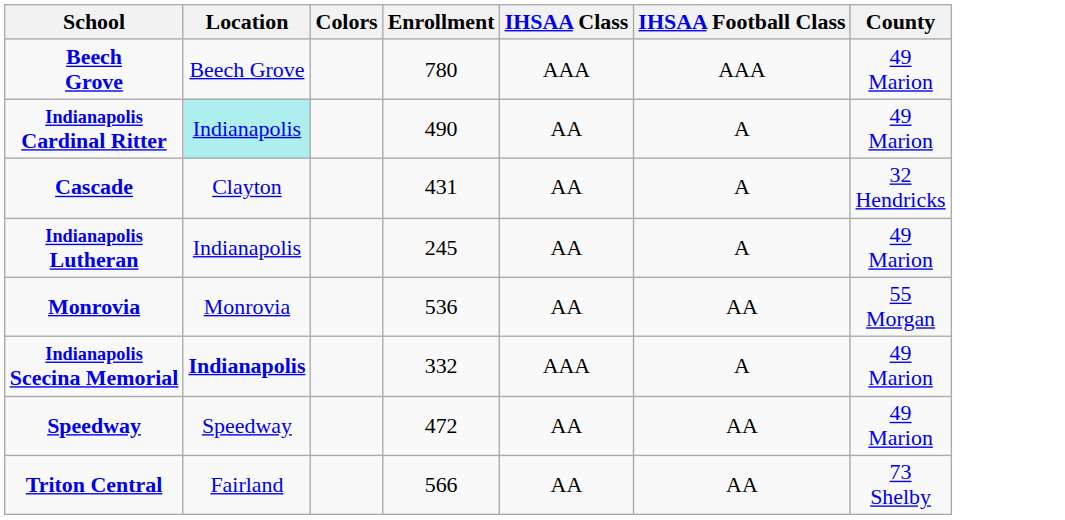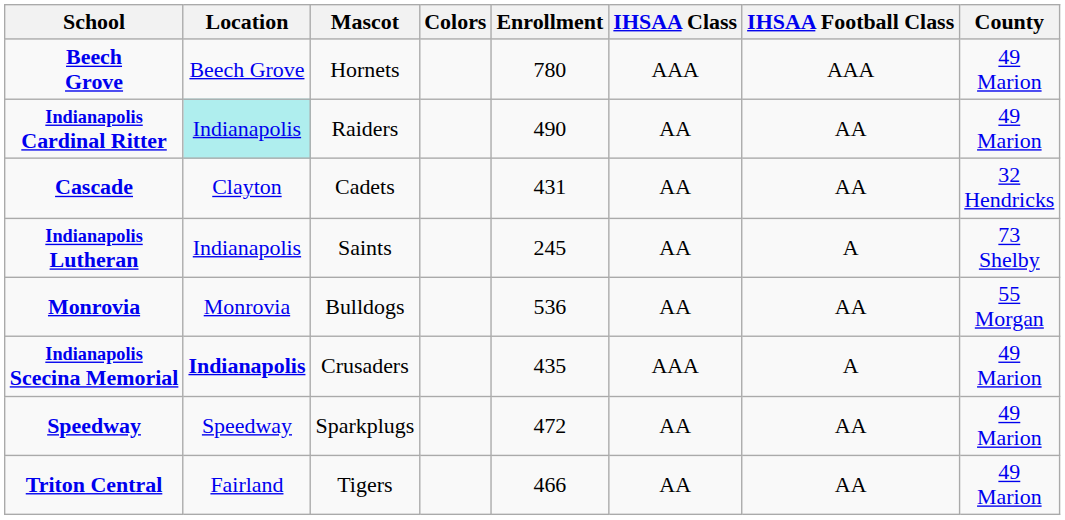+ column: (365, 21)
(742, 128) A -> (851, 128) AA
(742, 187) A -> (851, 187) AA
(901, 247) 49 Marion -> (1009, 247) 73 Shelby
(441, 366) 332 -> (550, 366) 435
(441, 484) 566 -> (550, 484) 466
(901, 484) 73 Shelby -> (1009, 484) 49 Marion
